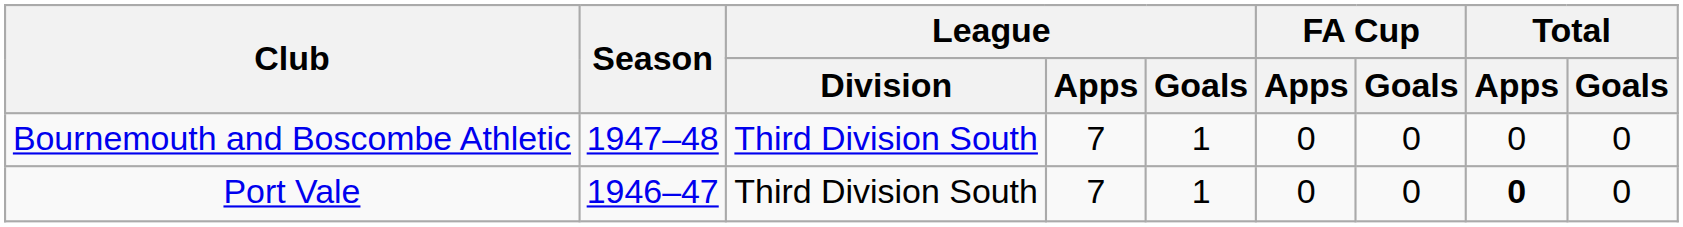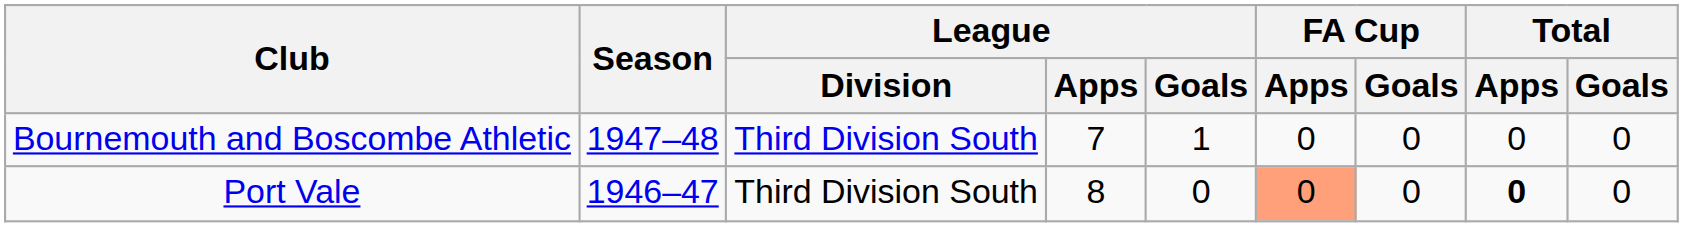(1096, 192) 7 -> (1096, 192) 8
(1201, 192) 1 -> (1201, 192) 0
(1306, 192) no background -> (1306, 192) lightsalmon background
